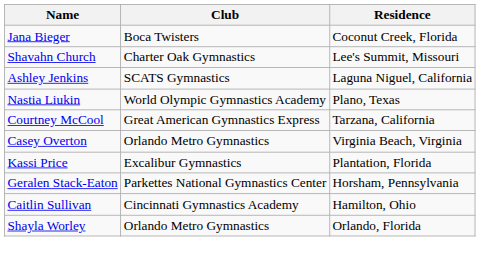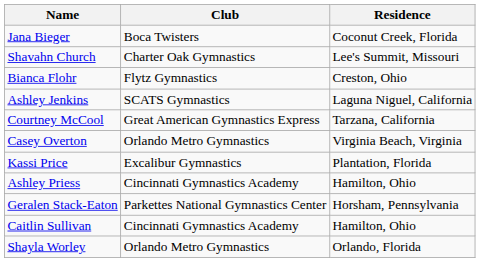+ row: (42, 78)
- row: (44, 99)
+ row: (44, 183)
